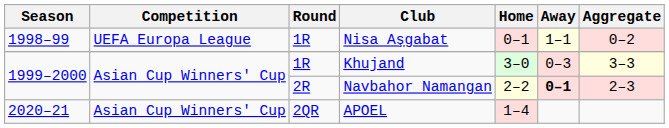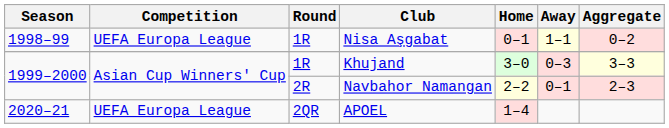(558, 88) bold -> (558, 88) normal
(190, 111) Asian Cup Winners' Cup -> (172, 111) UEFA Europa League
